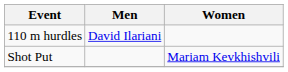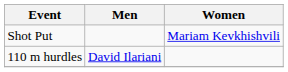rows swapped: (45, 35) <-> (30, 56)
